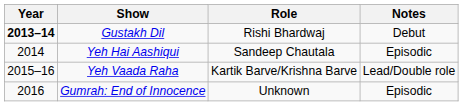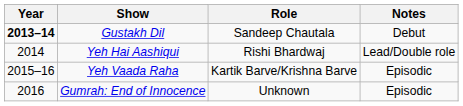(284, 33) Rishi Bhardwaj -> (284, 33) Sandeep Chautala
(284, 52) Sandeep Chautala -> (284, 52) Rishi Bhardwaj
(409, 52) Episodic -> (409, 52) Lead/Double role
(409, 71) Lead/Double role -> (409, 71) Episodic
